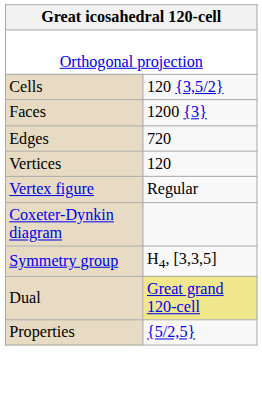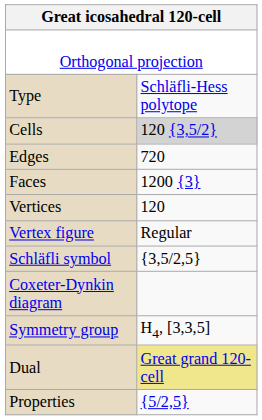+ row: (25, 96)
(185, 86) no background -> (179, 130) lightgrey background
rows swapped: (28, 112) <-> (29, 138)
+ row: (60, 258)
